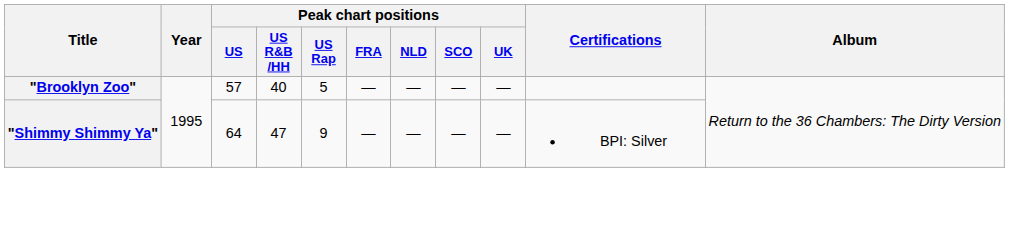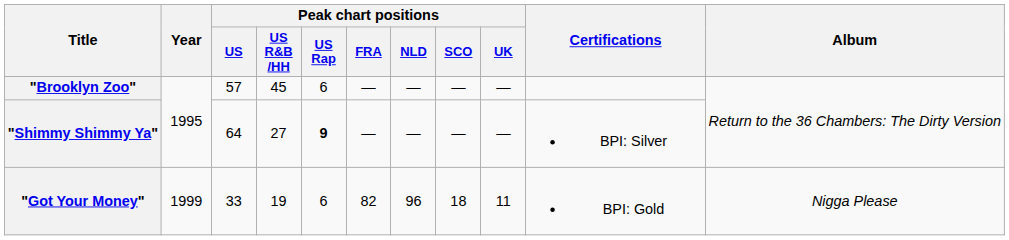(279, 88) 40 -> (279, 88) 45
(324, 88) 5 -> (324, 88) 6
(279, 133) 47 -> (279, 133) 27
(324, 133) normal -> (324, 133) bold
+ row: (83, 201)
